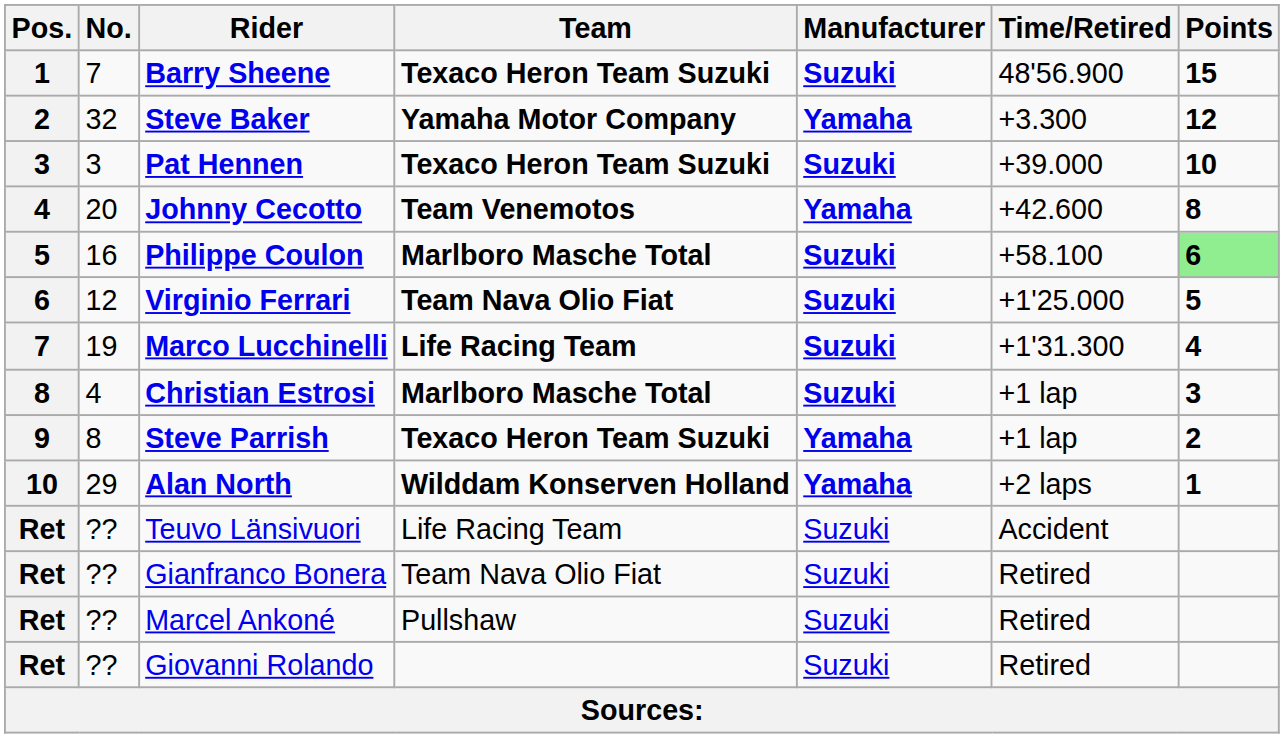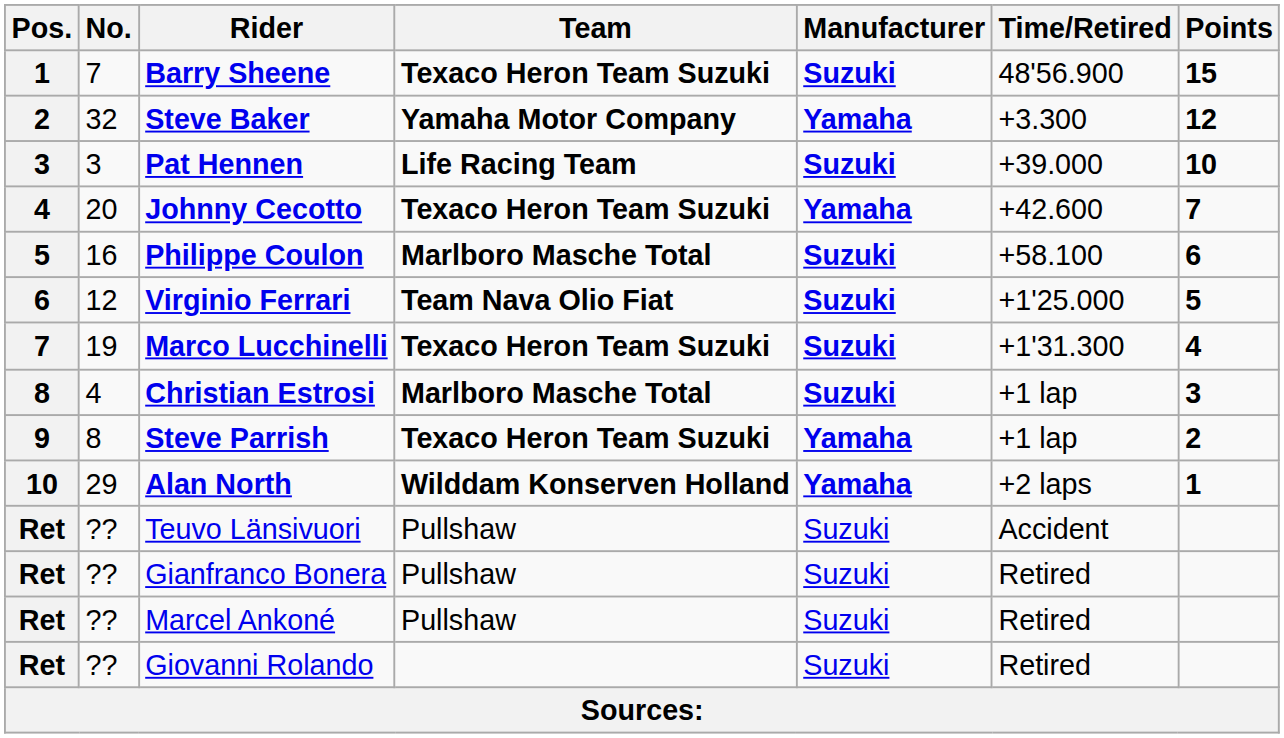(585, 164) Texaco Heron Team Suzuki -> (519, 164) Life Racing Team
(518, 210) Team Venemotos -> (585, 210) Texaco Heron Team Suzuki
(1193, 210) 8 -> (1193, 210) 7
(1193, 255) lightgreen background -> (1193, 255) no background
(519, 346) Life Racing Team -> (585, 346) Texaco Heron Team Suzuki
(512, 528) Life Racing Team -> (458, 528) Pullshaw
(531, 574) Team Nava Olio Fiat -> (458, 574) Pullshaw
